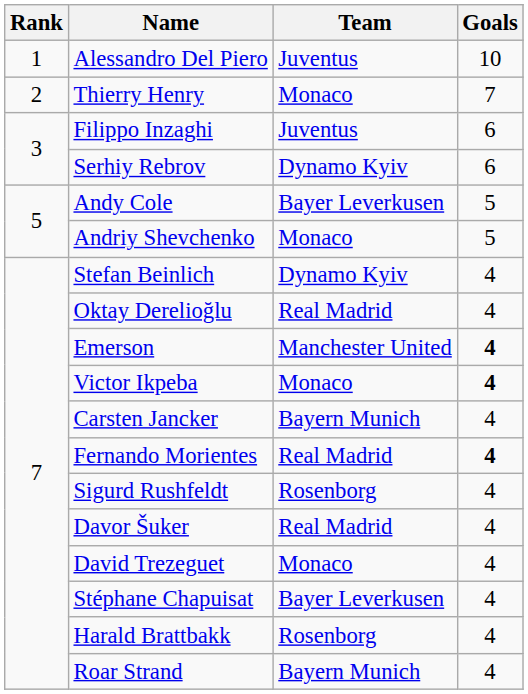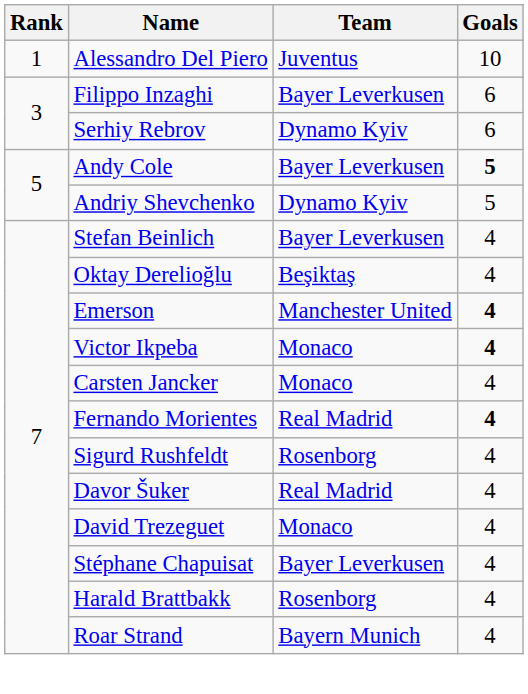- row: (139, 94)
(318, 130) Juventus -> (361, 94) Bayer Leverkusen
(490, 202) normal -> (490, 166) bold
(316, 238) Monaco -> (343, 202) Dynamo Kyiv
(343, 274) Dynamo Kyiv -> (361, 238) Bayer Leverkusen
(335, 310) Real Madrid -> (317, 274) Beşiktaş
(349, 418) Bayern Munich -> (316, 382) Monaco
